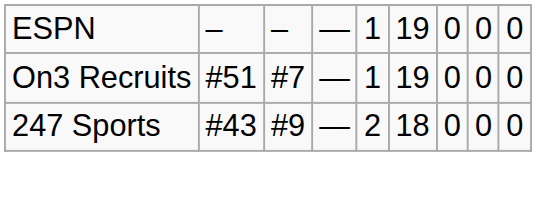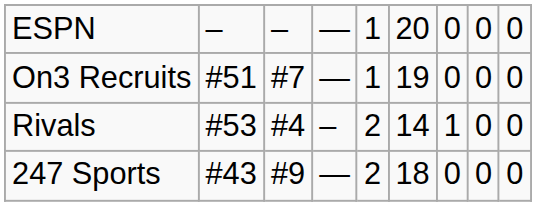(412, 28) 19 -> (412, 28) 20
+ row: (54, 126)
